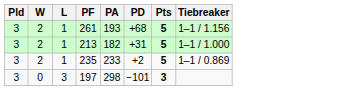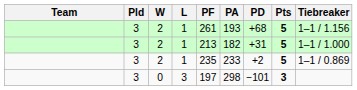+ column: (64, 12)
